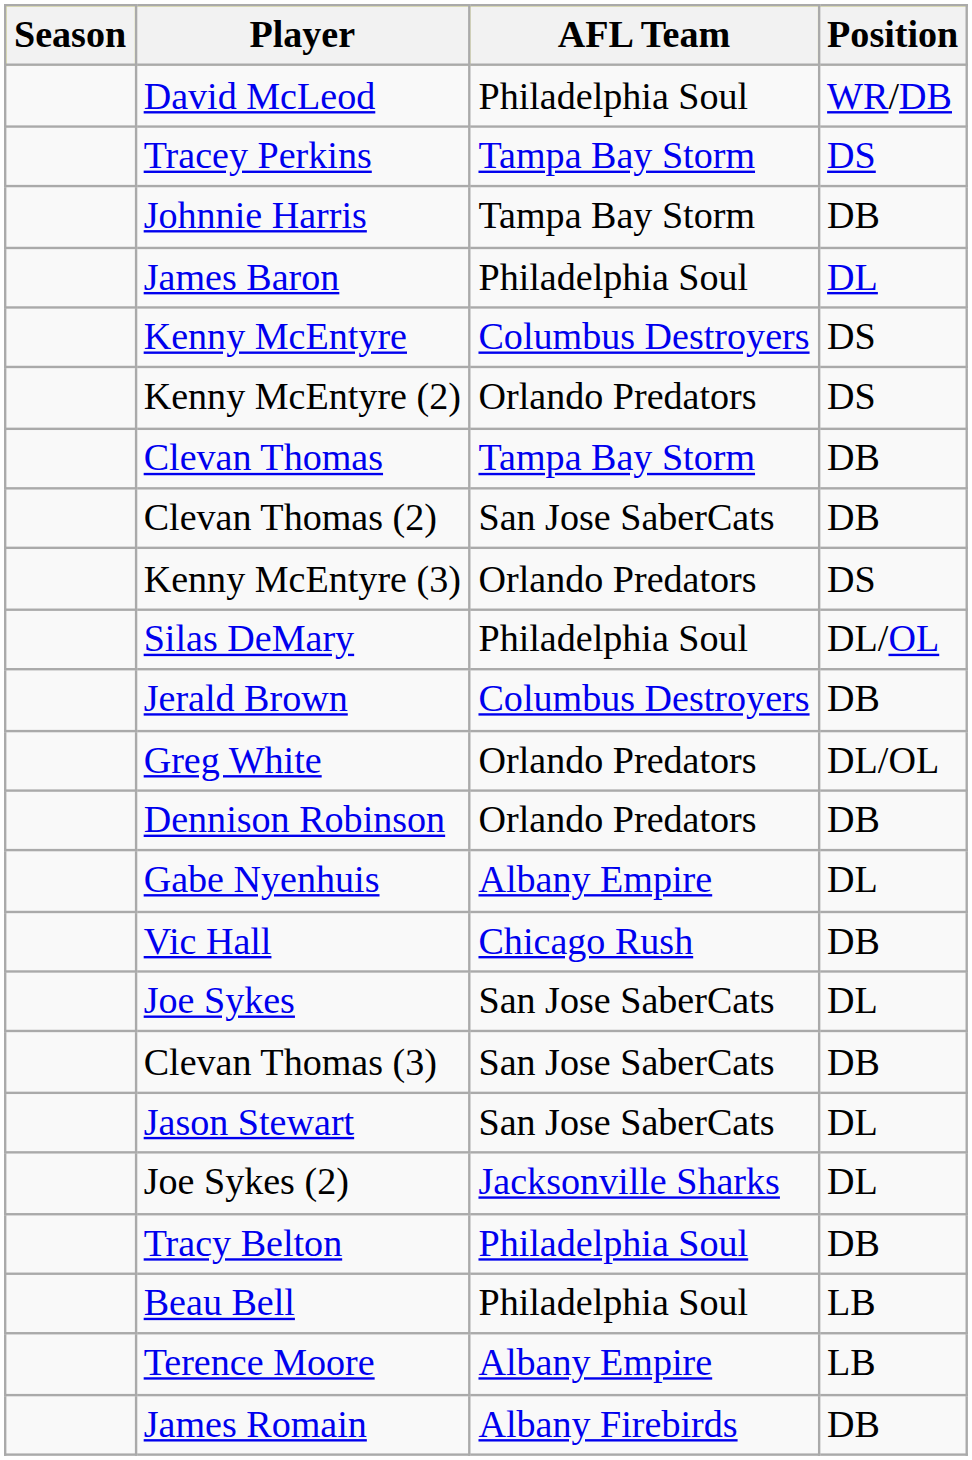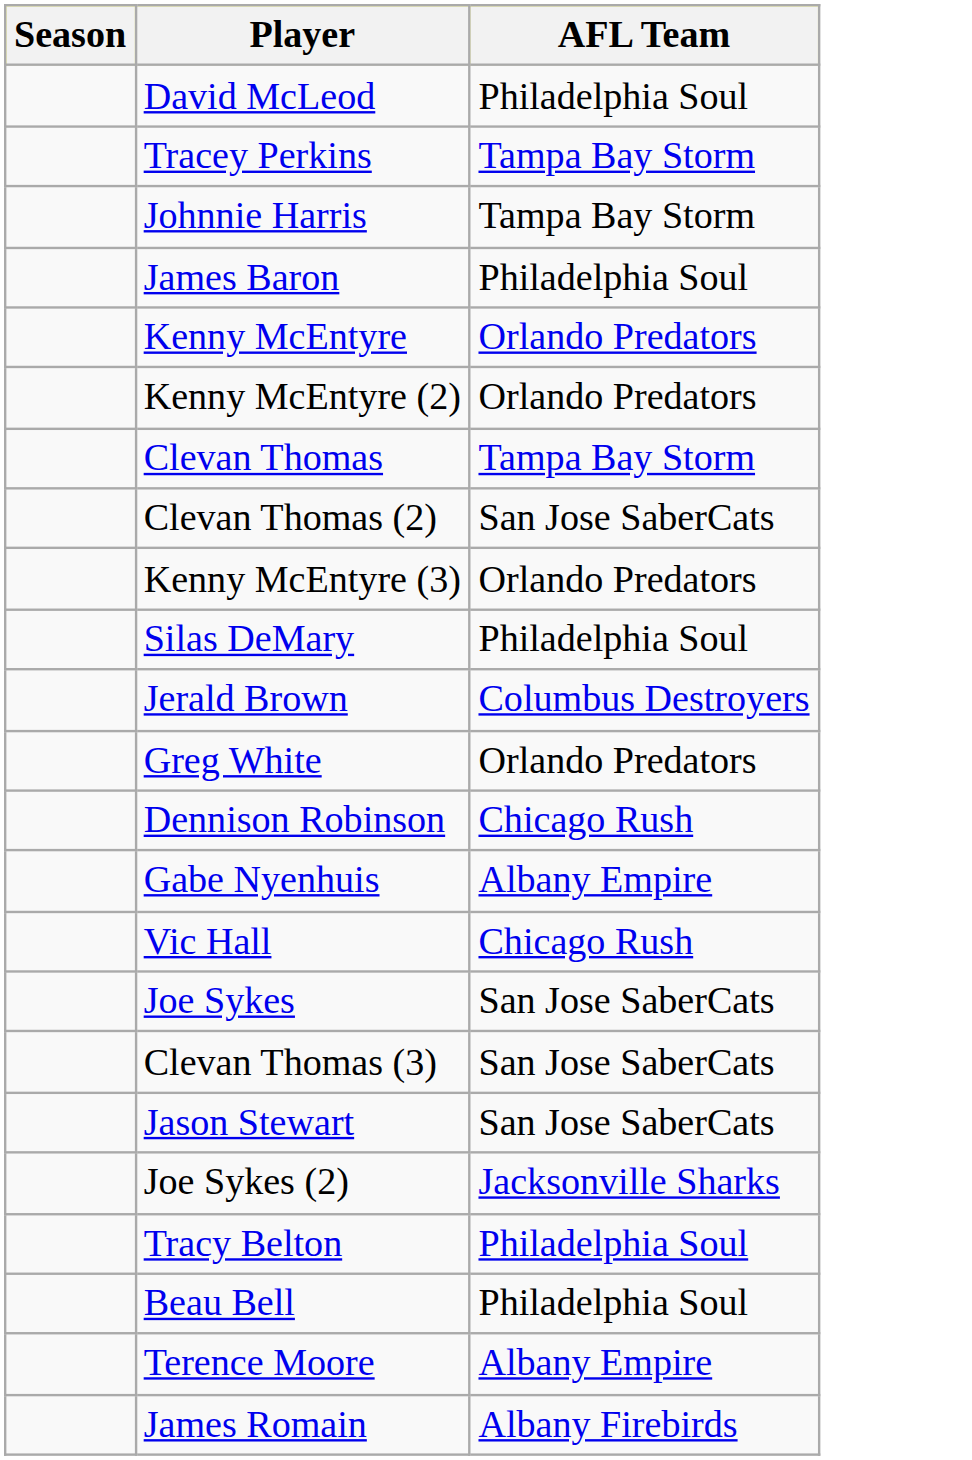- column: (893, 34)
(644, 336) Columbus Destroyers -> (618, 336) Orlando Predators
(618, 819) Orlando Predators -> (586, 819) Chicago Rush
